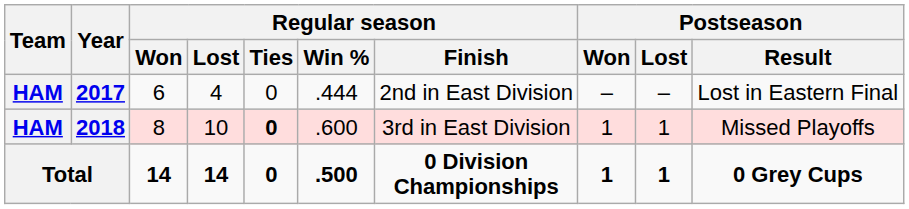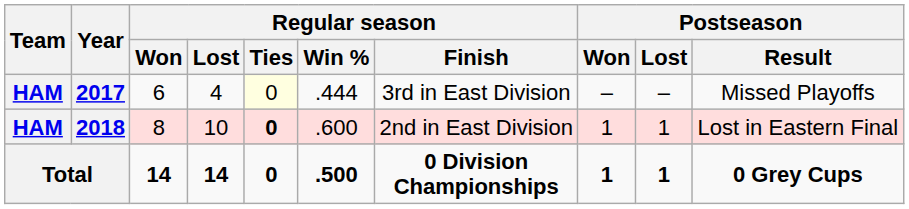(271, 92) no background -> (271, 92) lightyellow background
(476, 92) 2nd in East Division -> (476, 92) 3rd in East Division
(798, 92) Lost in Eastern Final -> (798, 92) Missed Playoffs
(476, 127) 3rd in East Division -> (476, 127) 2nd in East Division
(798, 127) Missed Playoffs -> (798, 127) Lost in Eastern Final
